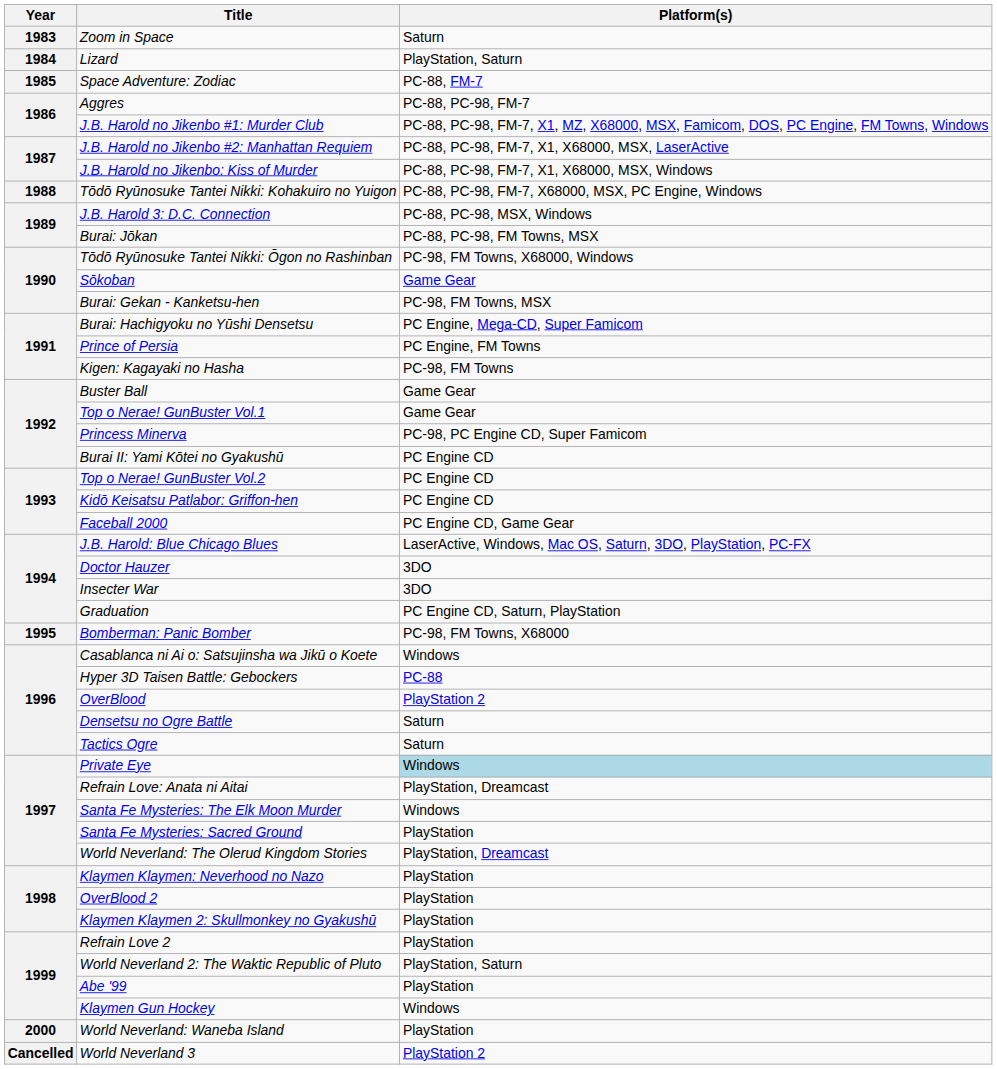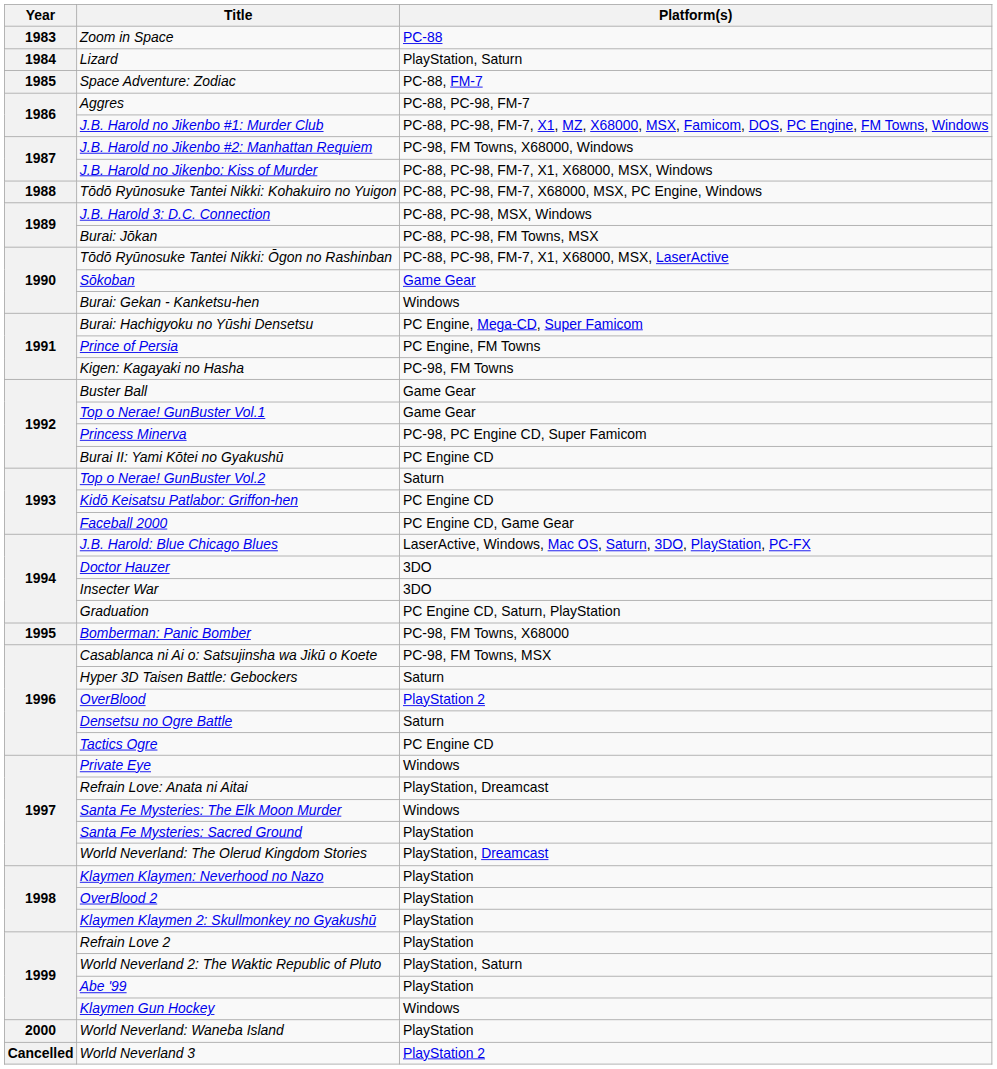(423, 37) Saturn -> (423, 37) PC-88
(566, 147) PC-88, PC-98, FM-7, X1, X68000, MSX, LaserActive -> (518, 147) PC-98, FM Towns, X68000, Windows
(518, 258) PC-98, FM Towns, X68000, Windows -> (566, 258) PC-88, PC-98, FM-7, X1, X68000, MSX, LaserActive
(477, 302) PC-98, FM Towns, MSX -> (431, 302) Windows
(448, 479) PC Engine CD -> (423, 479) Saturn
(431, 655) Windows -> (477, 655) PC-98, FM Towns, MSX
(423, 677) PC-88 -> (423, 677) Saturn
(423, 744) Saturn -> (448, 744) PC Engine CD
(431, 766) lightblue background -> (431, 766) no background
